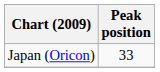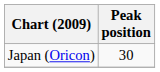(126, 55) 33 -> (126, 55) 30
